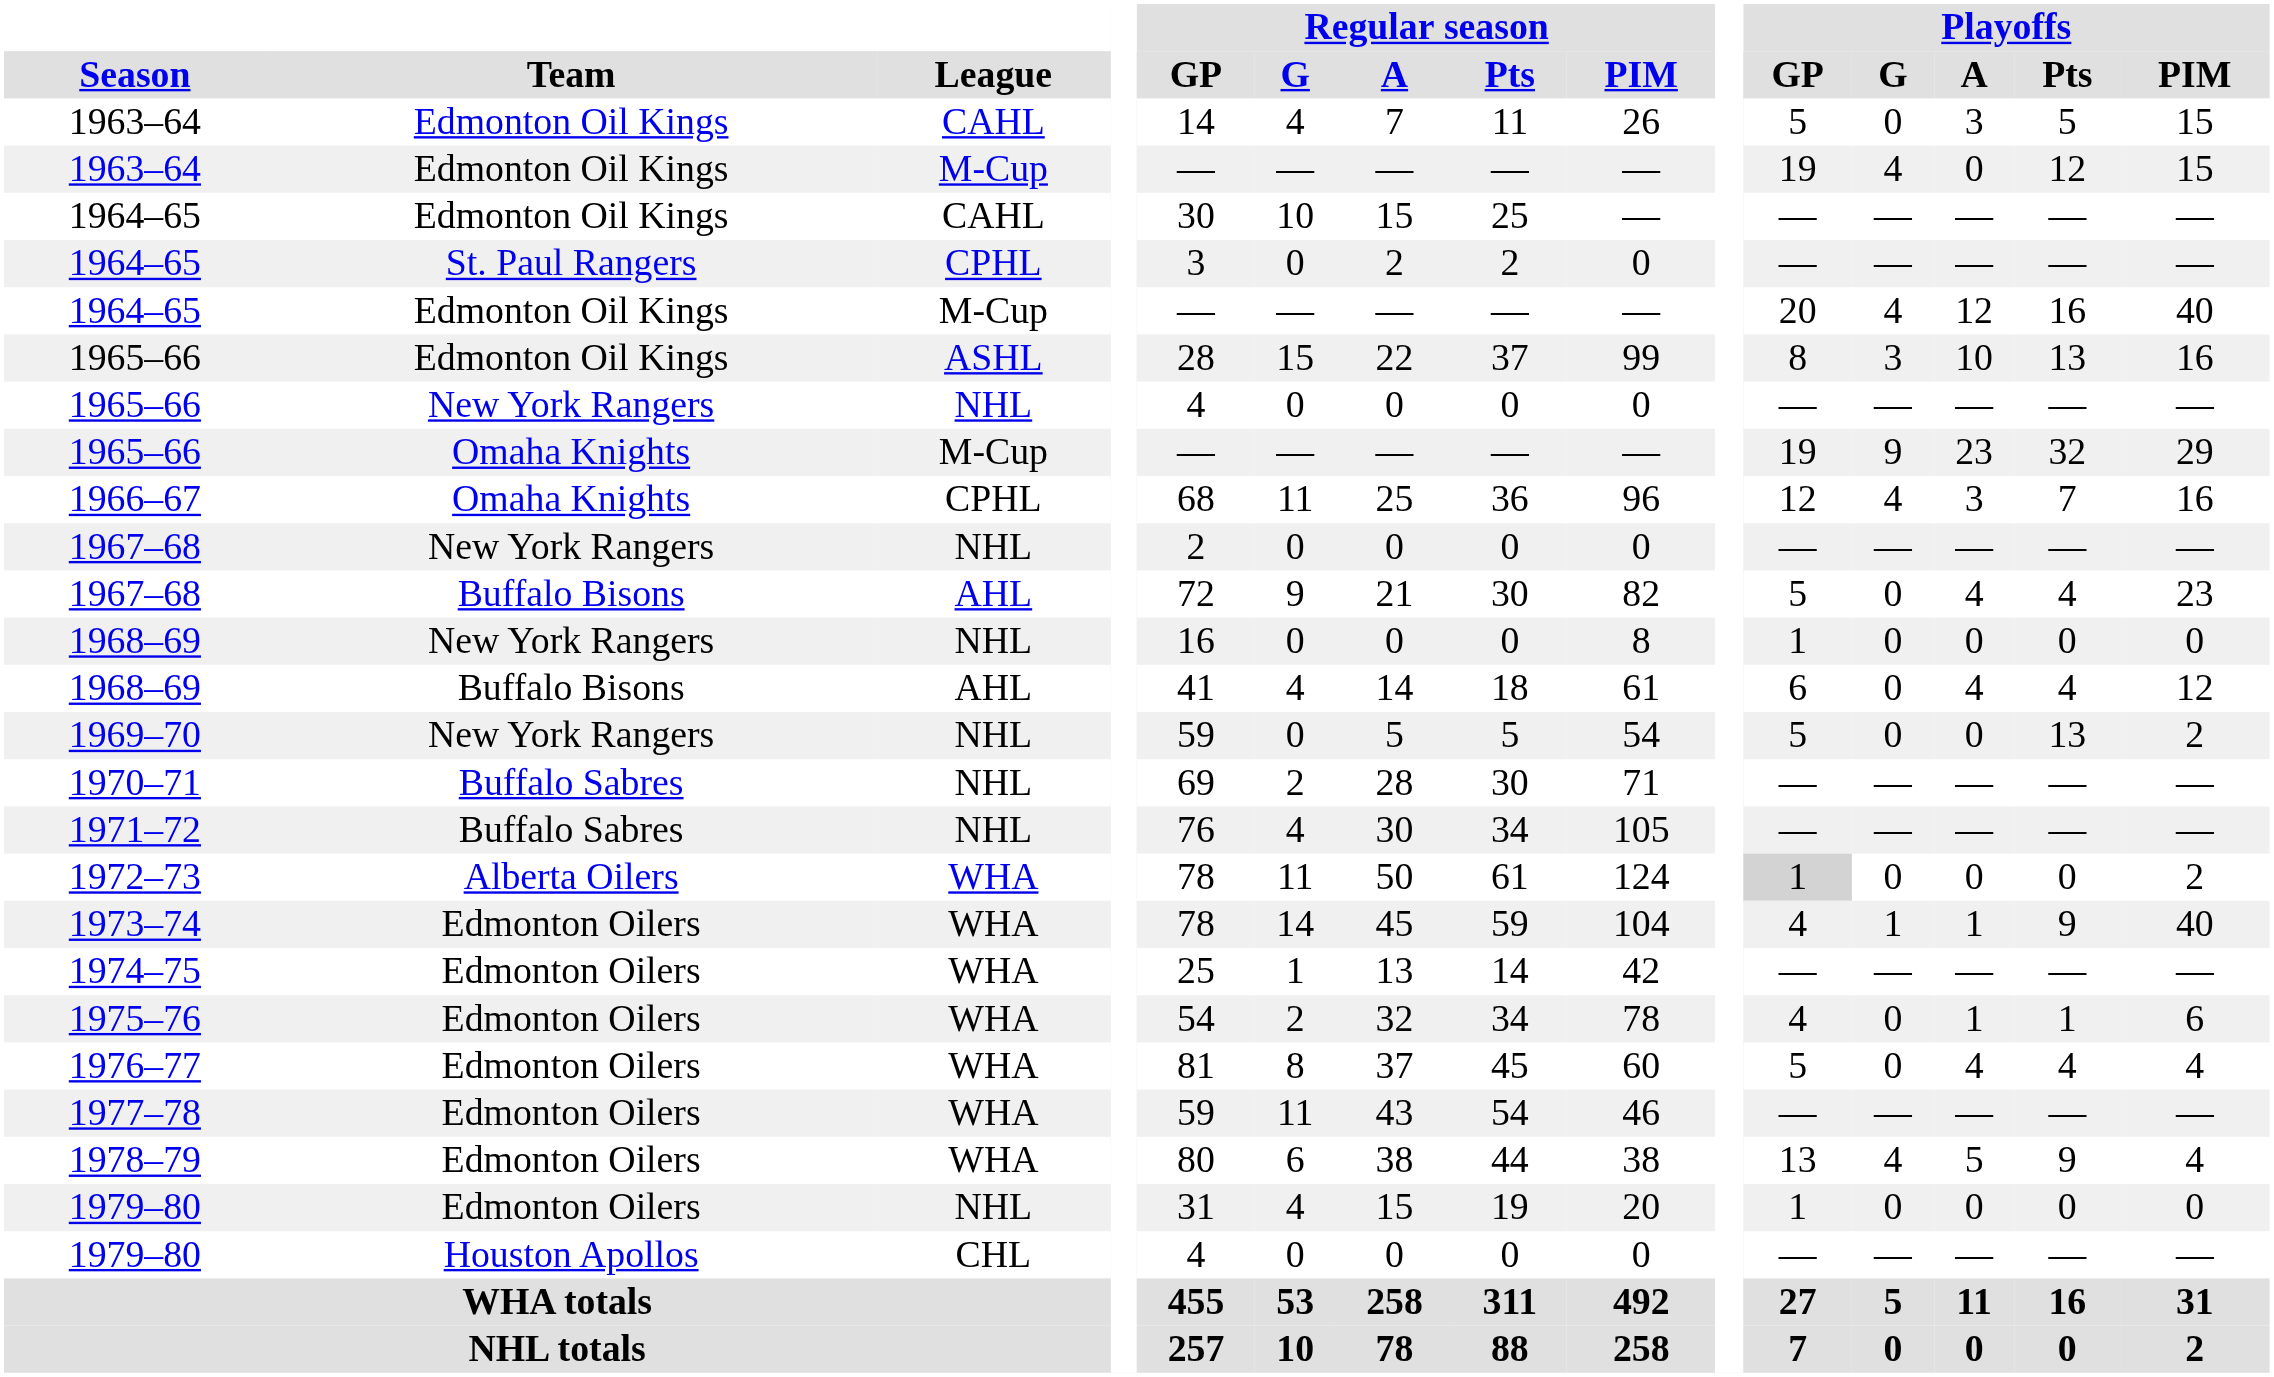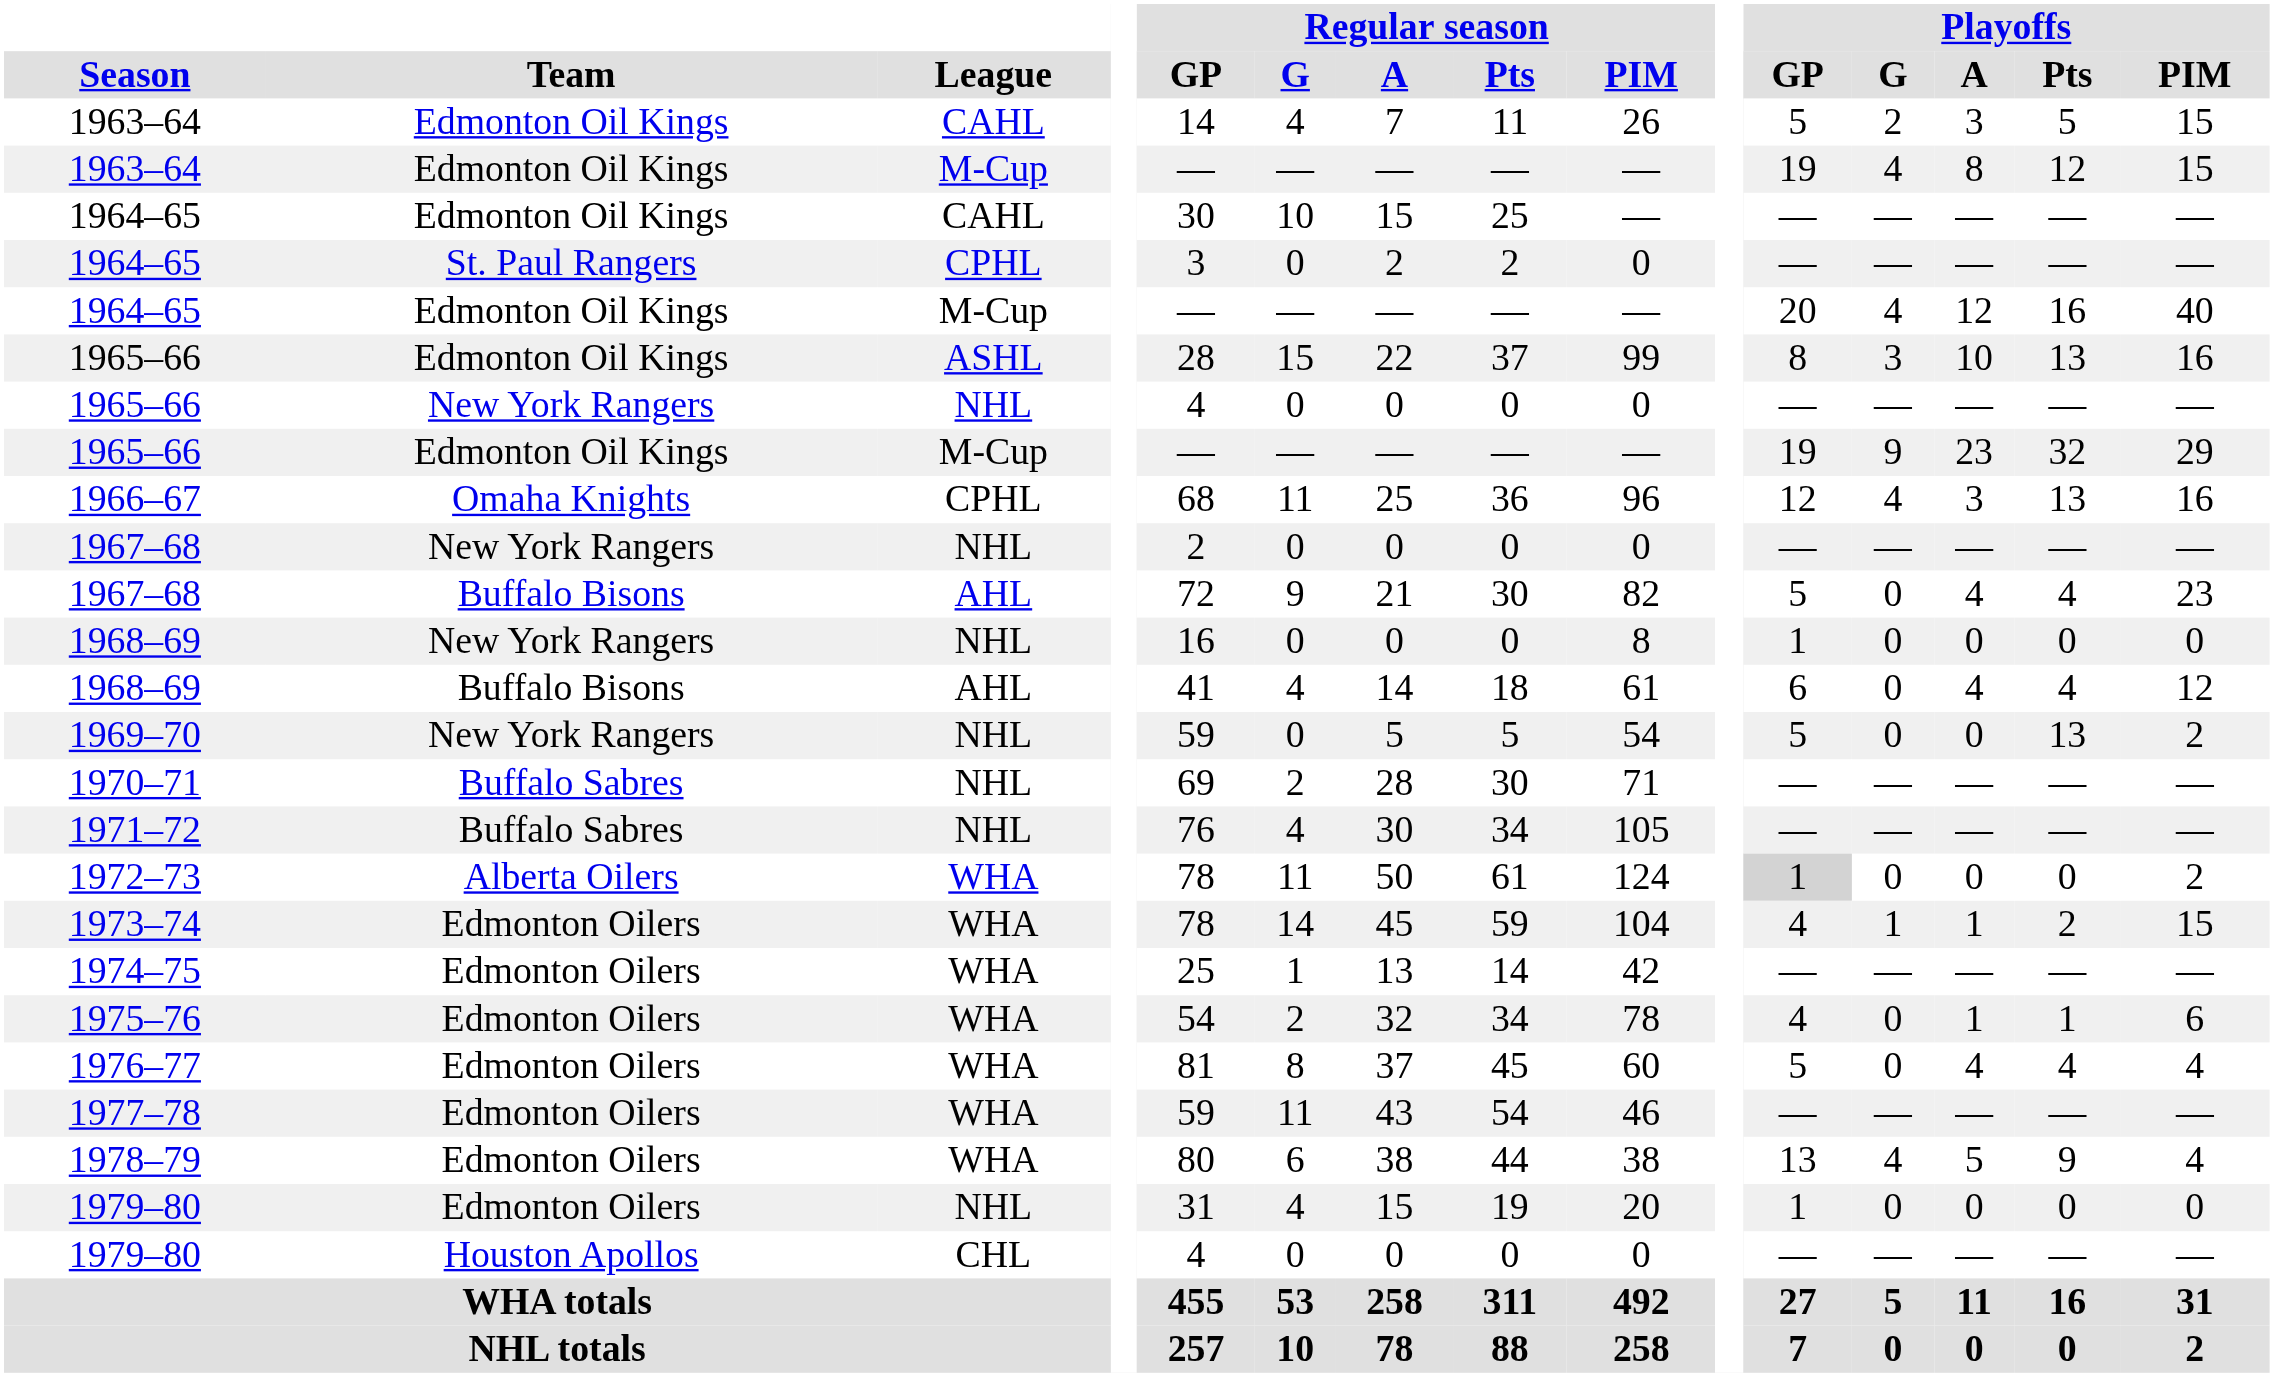(1893, 121) 0 -> (1893, 121) 2
(1974, 168) 0 -> (1974, 168) 8
(571, 451) Omaha Knights -> (571, 451) Edmonton Oil Kings
(2067, 498) 7 -> (2067, 498) 13
(2067, 923) 9 -> (2067, 923) 2
(2195, 923) 40 -> (2195, 923) 15
